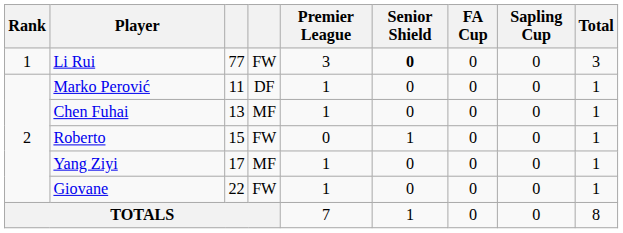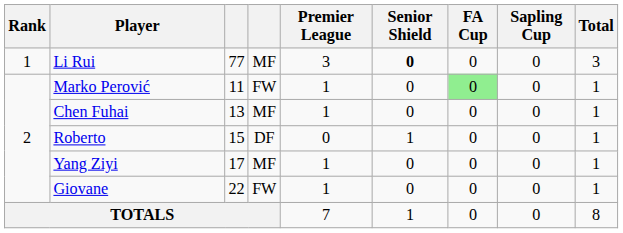(264, 61) FW -> (264, 61) MF
(264, 86) DF -> (264, 86) FW
(473, 86) no background -> (473, 86) lightgreen background
(264, 138) FW -> (264, 138) DF
